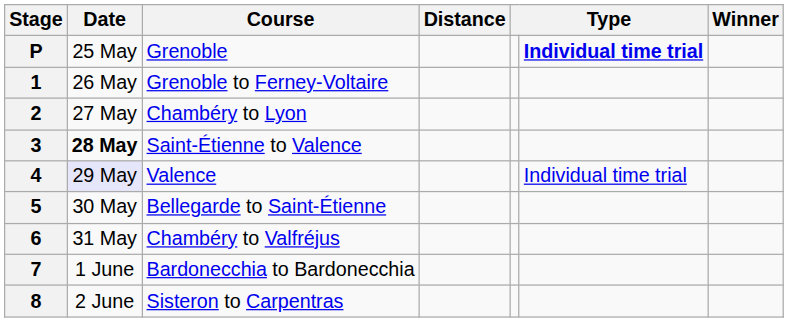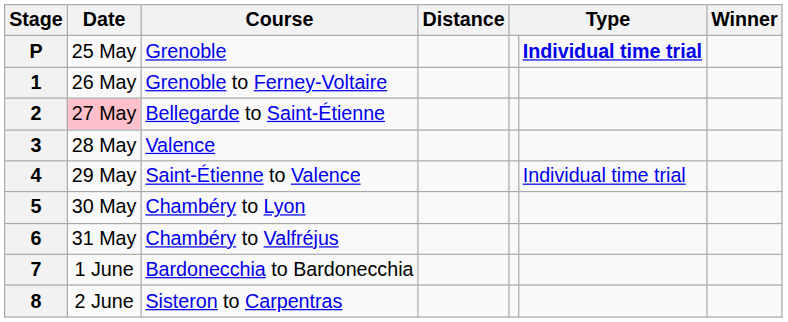(105, 113) no background -> (104, 113) pink background
(227, 113) Chambéry to Lyon -> (265, 113) Bellegarde to Saint-Étienne
(105, 144) bold -> (104, 144) normal
(254, 144) Saint-Étienne to Valence -> (180, 144) Valence
(105, 176) lavender background -> (104, 176) no background
(181, 176) Valence -> (253, 176) Saint-Étienne to Valence
(266, 207) Bellegarde to Saint-Étienne -> (225, 207) Chambéry to Lyon
